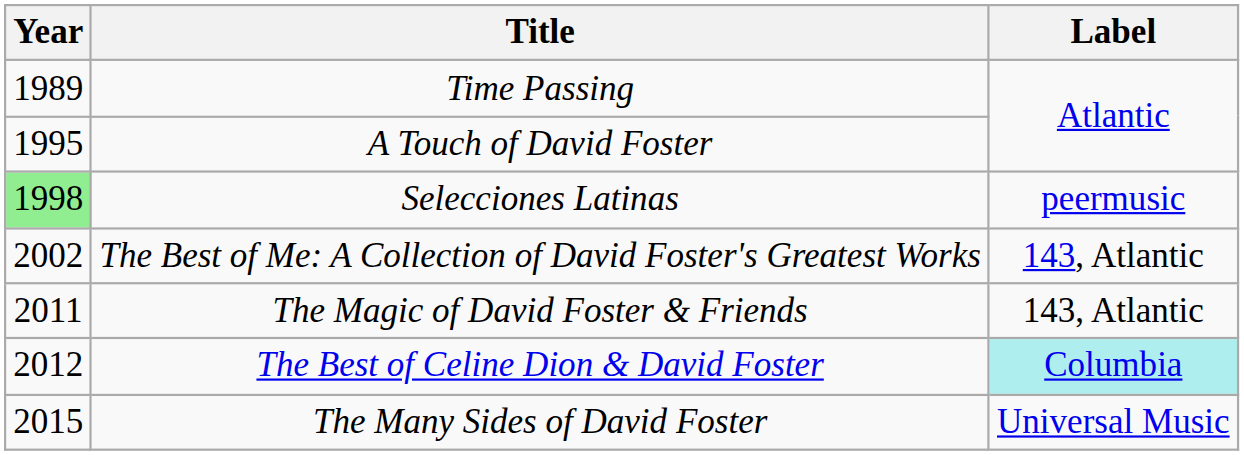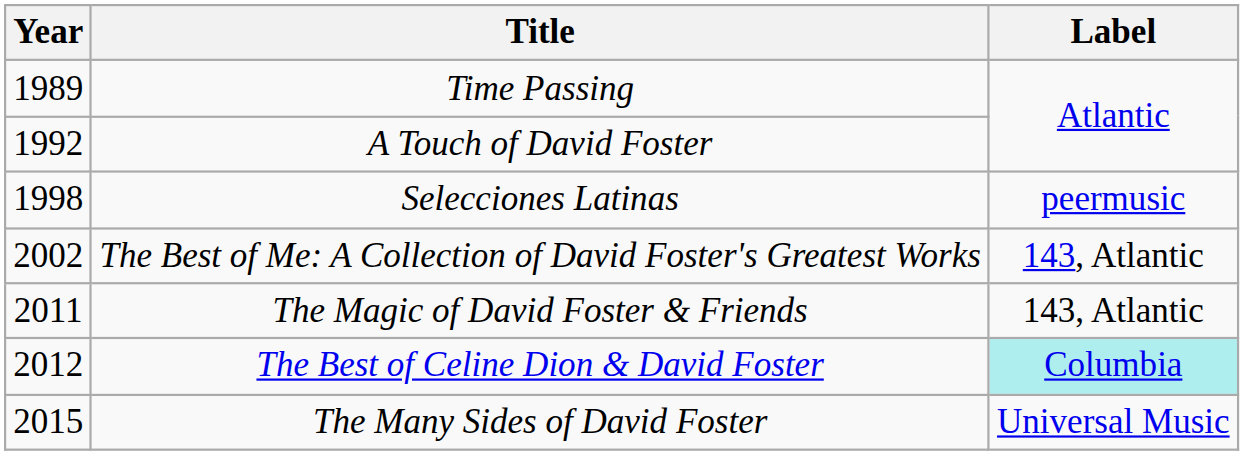(48, 143) 1995 -> (48, 143) 1992
(48, 198) lightgreen background -> (48, 198) no background
